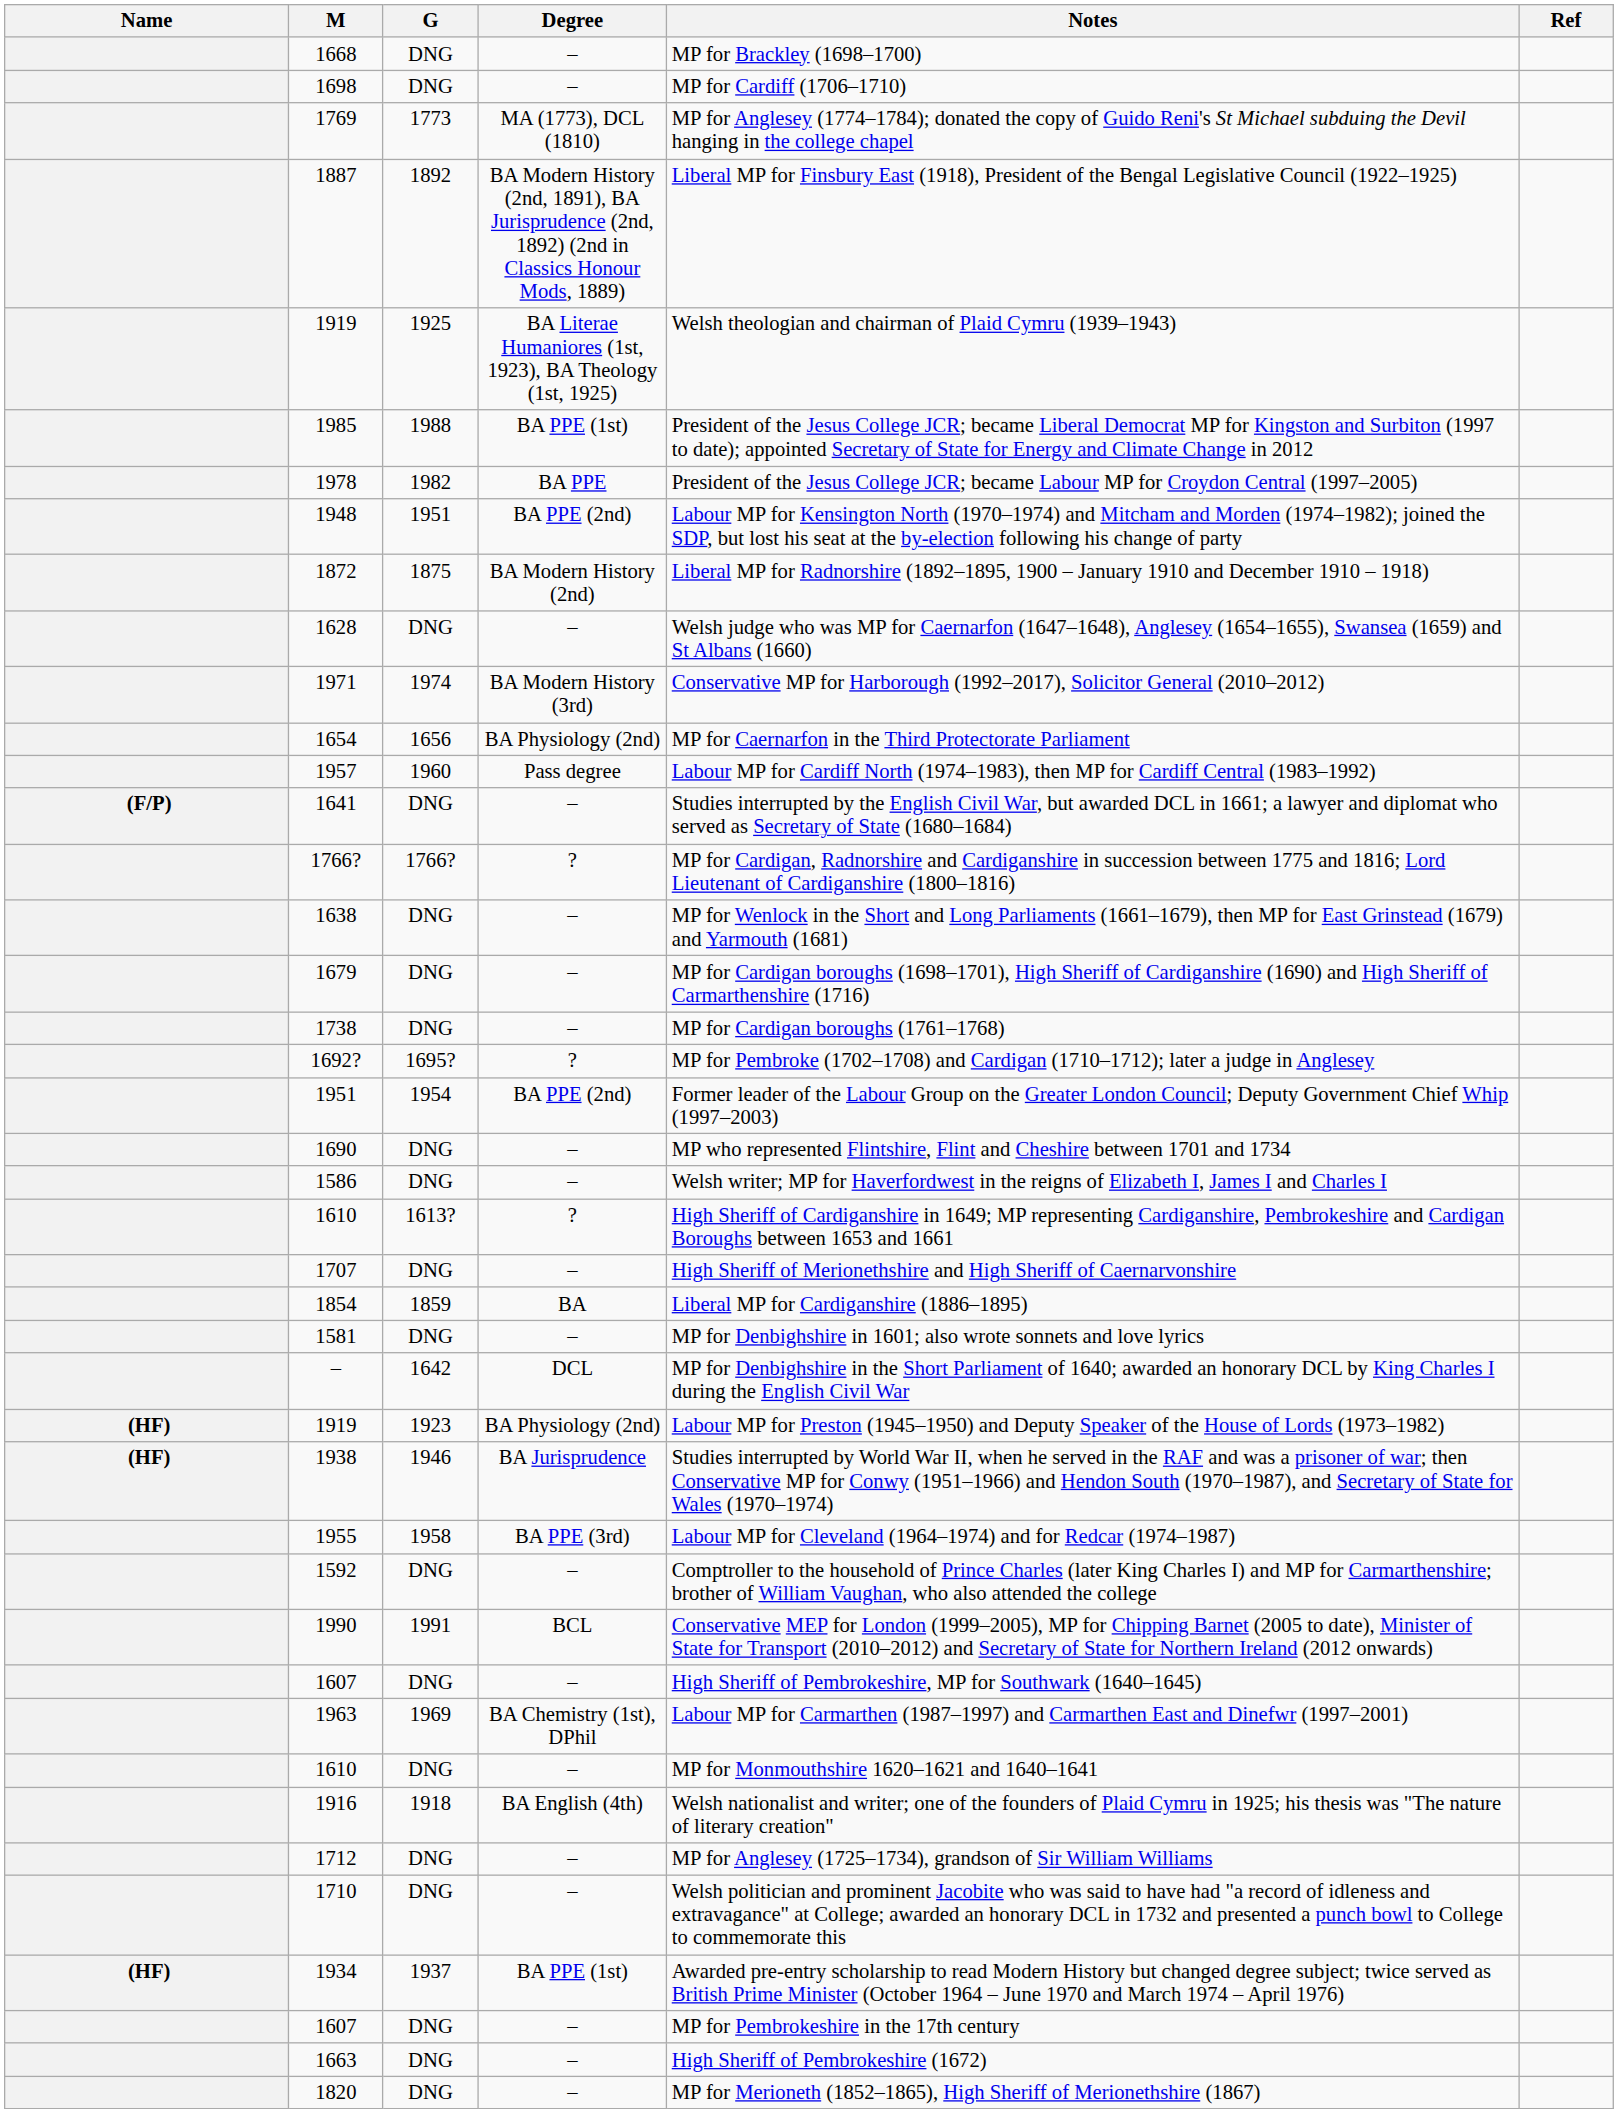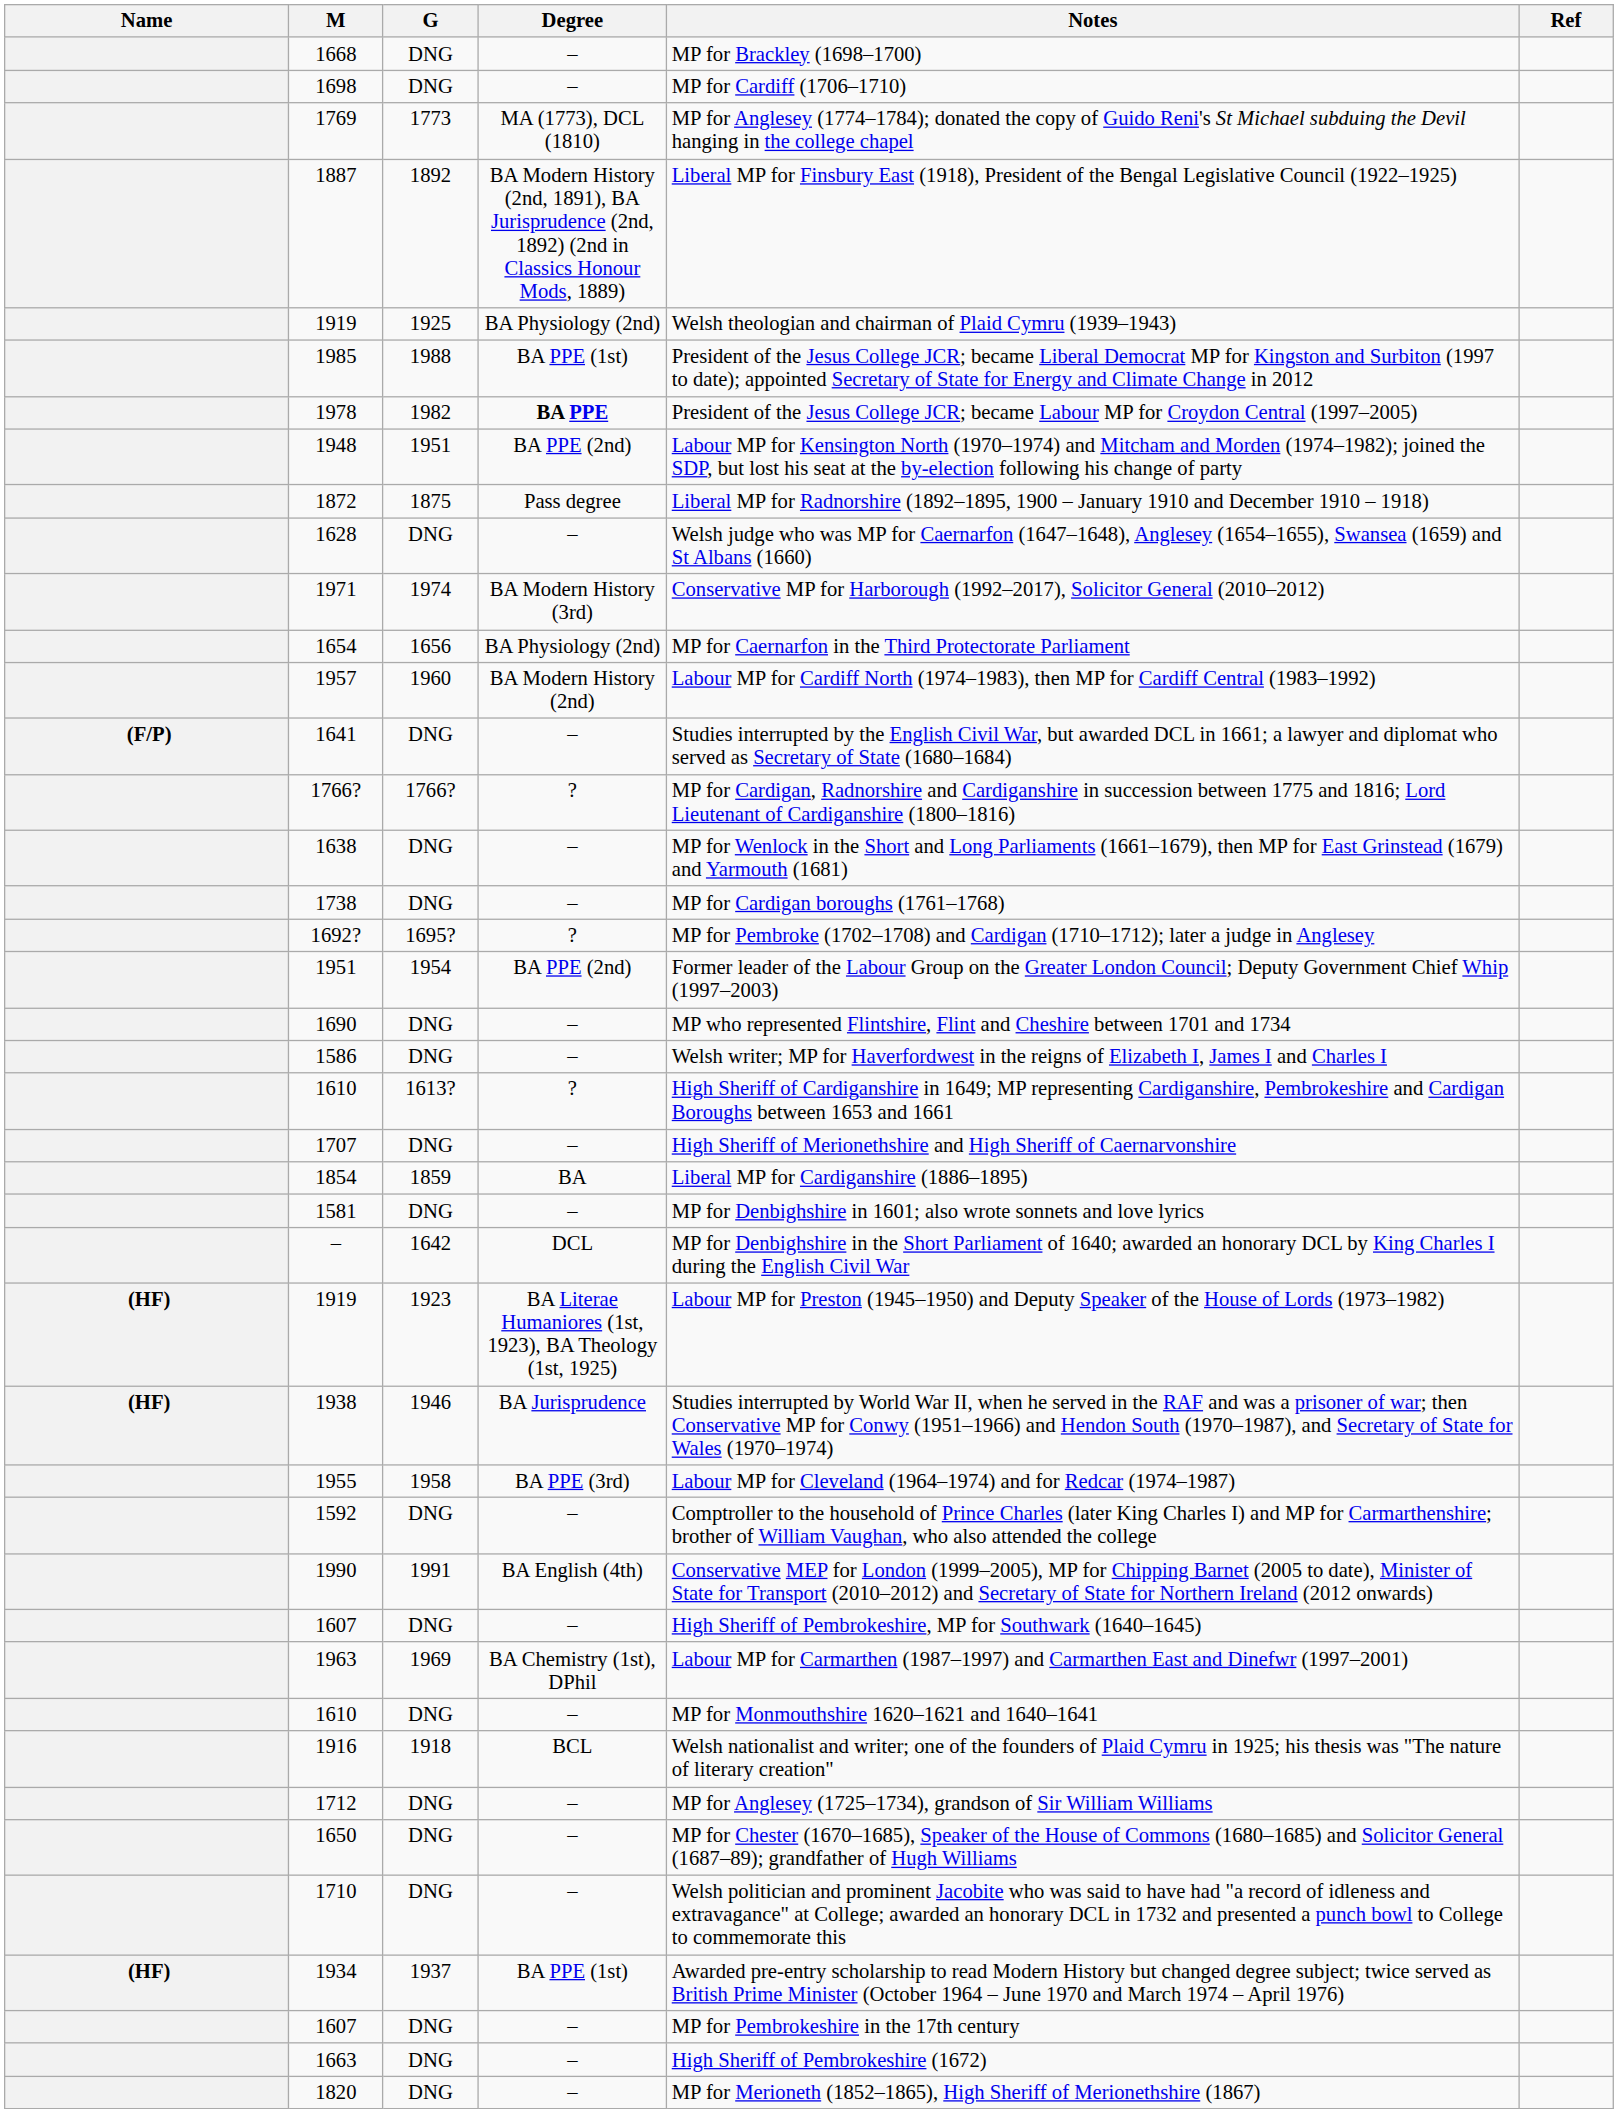(572, 358) BA Literae Humaniores (1st, 1923), BA Theology (1st, 1925) -> (572, 323) BA Physiology (2nd)
(572, 482) normal -> (572, 412) bold
(572, 582) BA Modern History (2nd) -> (572, 501) Pass degree
(572, 771) Pass degree -> (572, 690) BA Modern History (2nd)
- row: (336, 972)
(572, 1425) BA Physiology (2nd) -> (572, 1334) BA Literae Humaniores (1st, 1923), BA Theology (1st, 1925)
(572, 1625) BCL -> (572, 1569) BA English (4th)
(572, 1803) BA English (4th) -> (572, 1747) BCL
+ row: (336, 1835)
